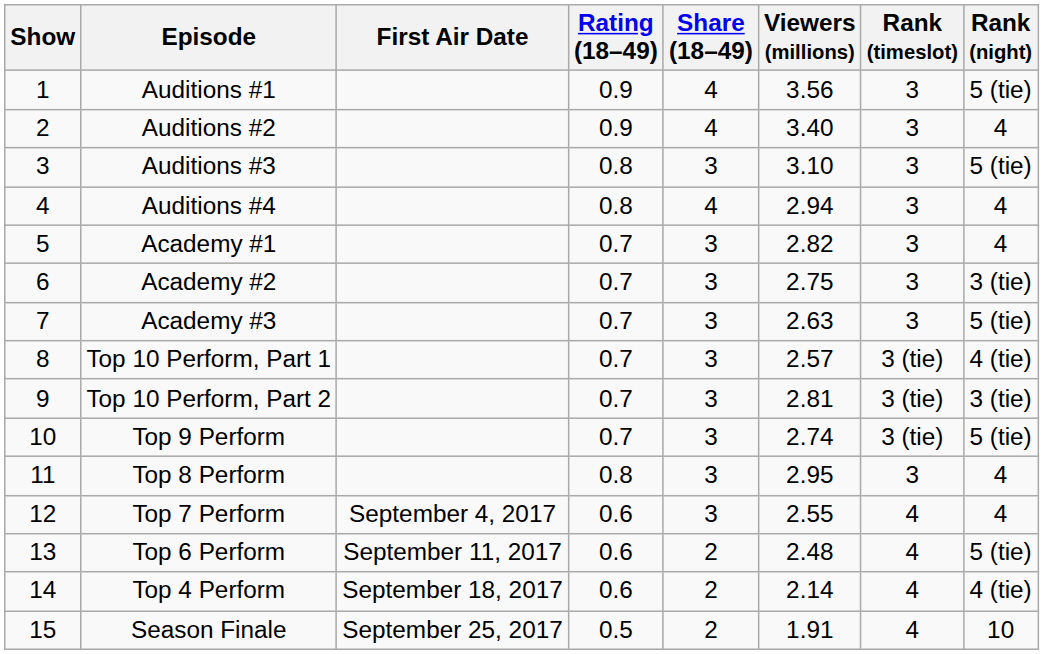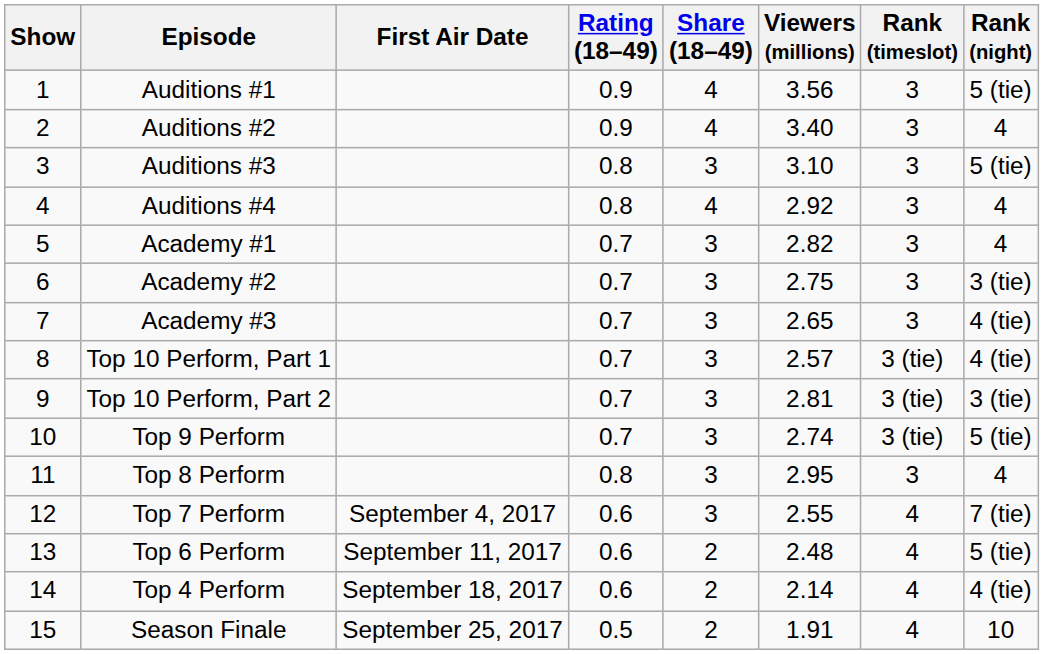(810, 205) 2.94 -> (810, 205) 2.92
(810, 321) 2.63 -> (810, 321) 2.65
(1001, 321) 5 (tie) -> (1001, 321) 4 (tie)
(1001, 513) 4 -> (1001, 513) 7 (tie)
